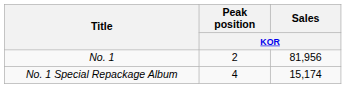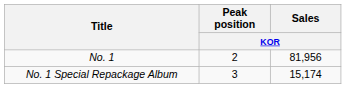(235, 74) 4 -> (235, 74) 3
